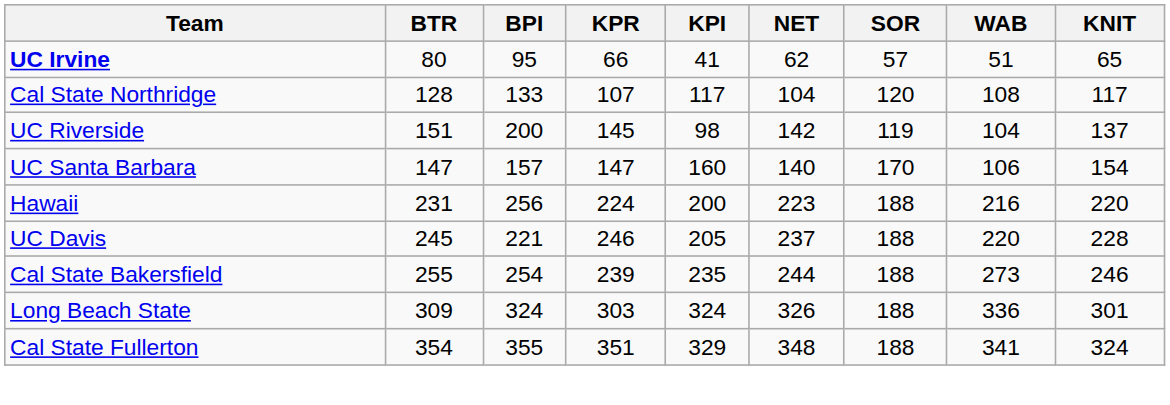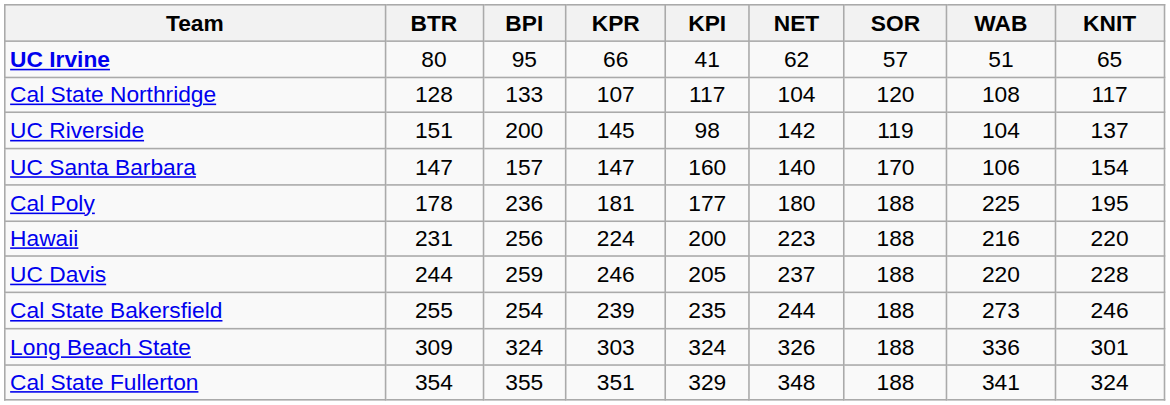+ row: (52, 203)
(434, 239) 245 -> (434, 275) 244
(524, 239) 221 -> (524, 275) 259
